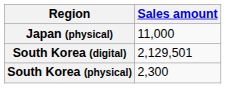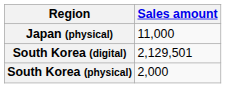(153, 72) 2,300 -> (153, 72) 2,000
